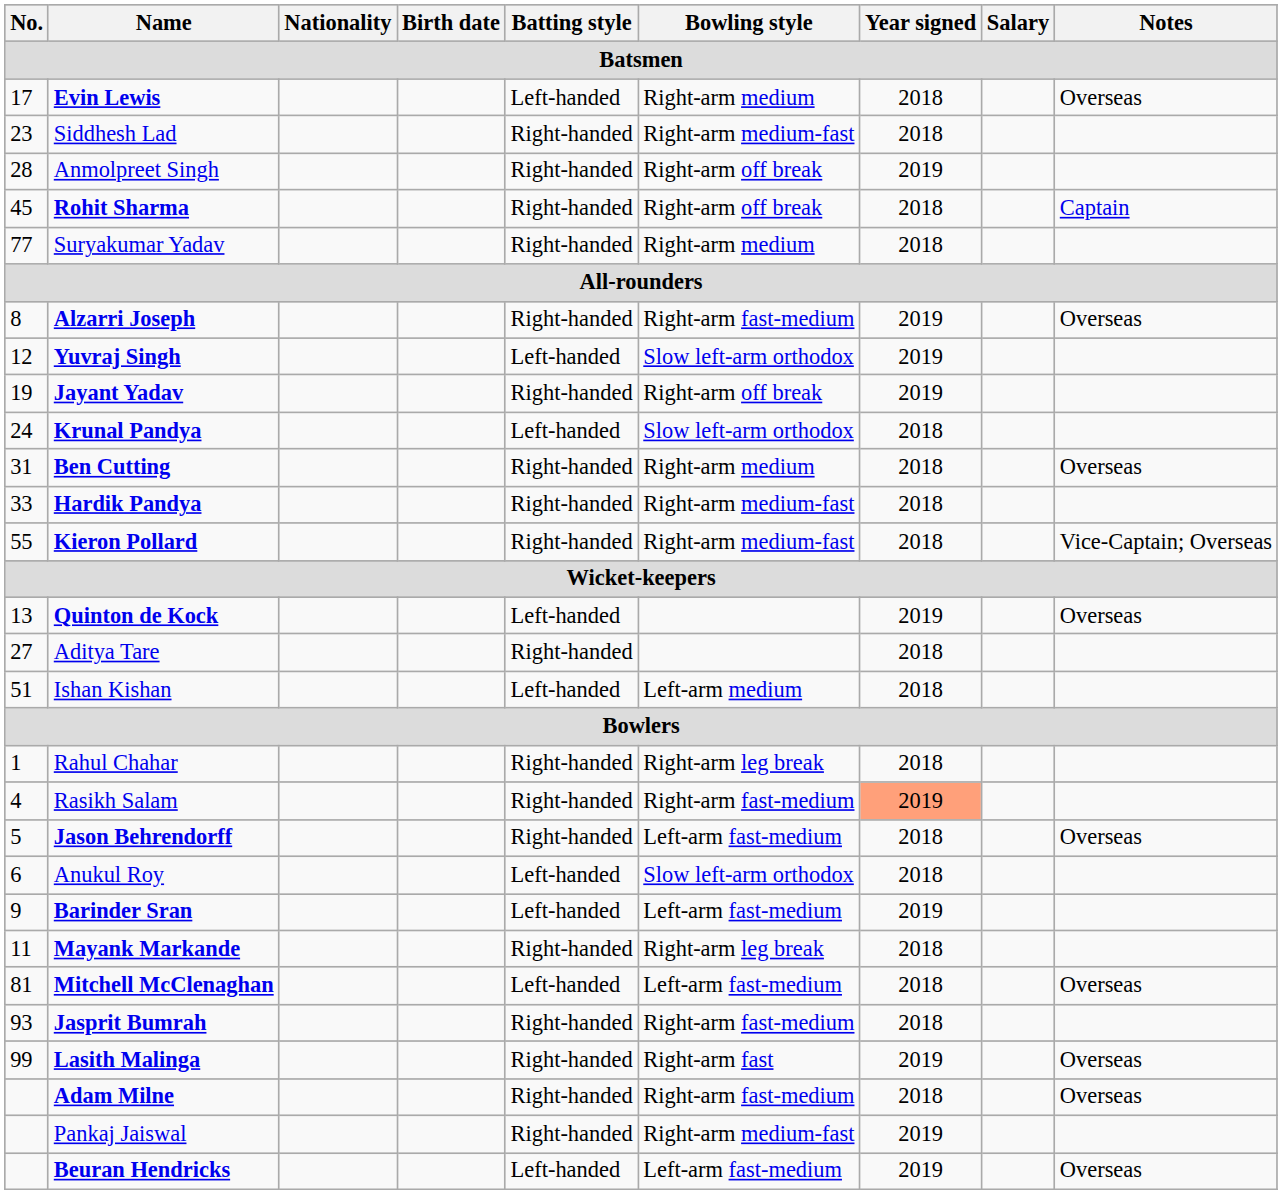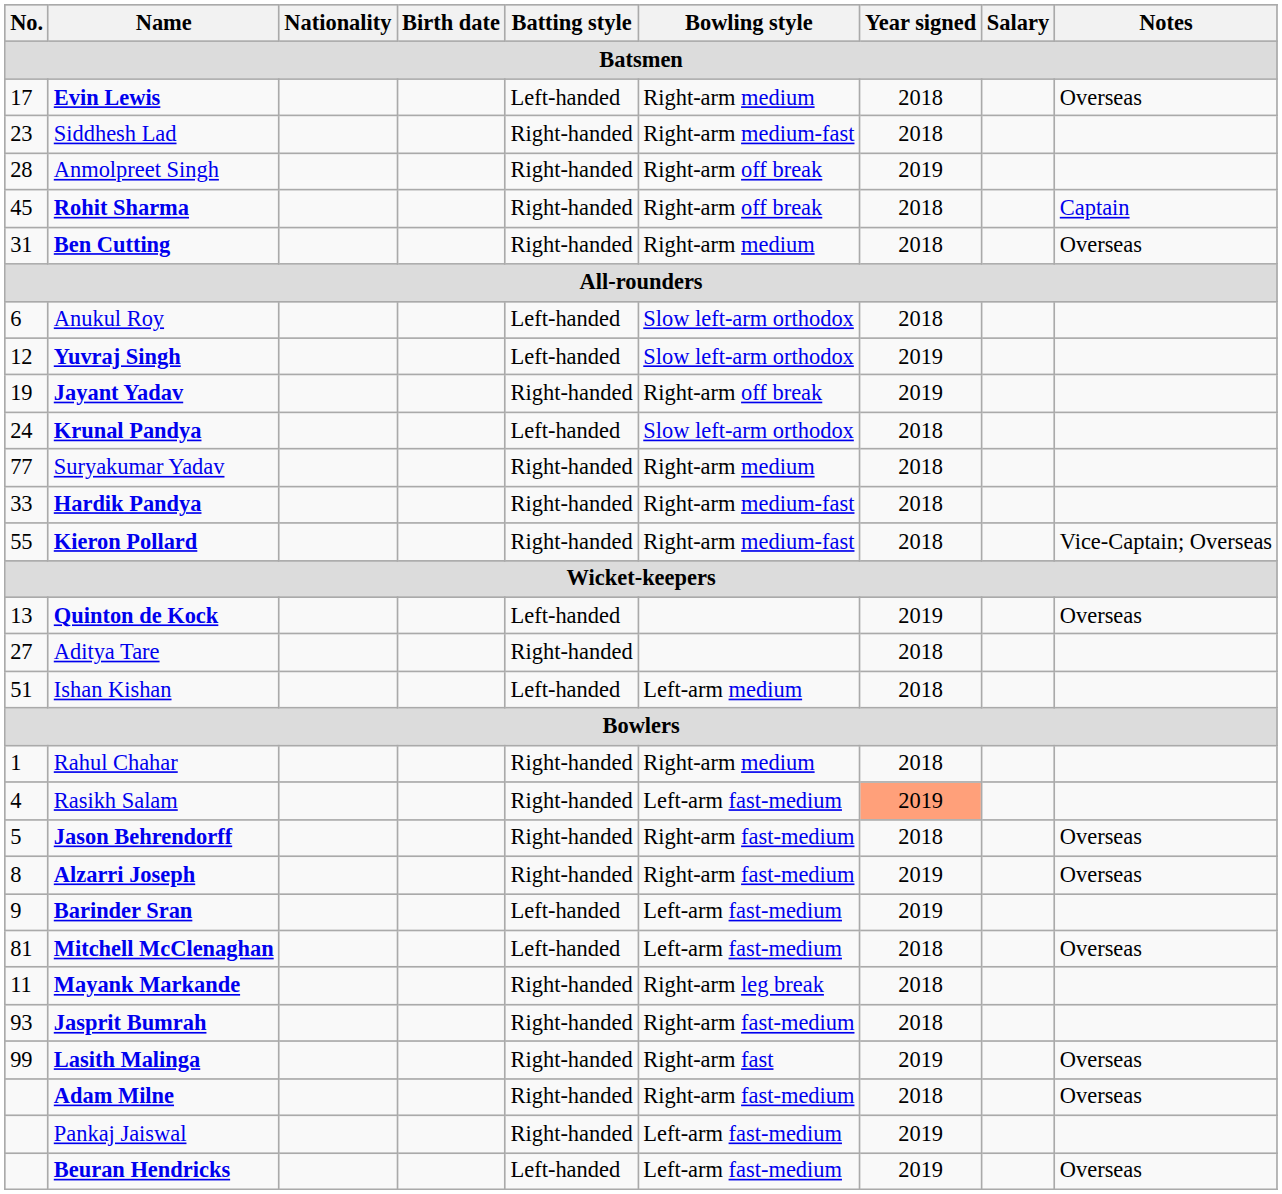rows swapped: (139, 244) <-> (112, 466)
rows swapped: (109, 874) <-> (125, 318)
(734, 763) Right-arm leg break -> (729, 763) Right-arm medium
(749, 800) Right-arm fast-medium -> (743, 800) Left-arm fast-medium
(743, 837) Left-arm fast-medium -> (749, 837) Right-arm fast-medium
rows swapped: (147, 948) <-> (164, 985)
(749, 1133) Right-arm medium-fast -> (743, 1133) Left-arm fast-medium
